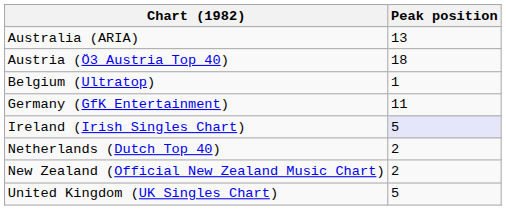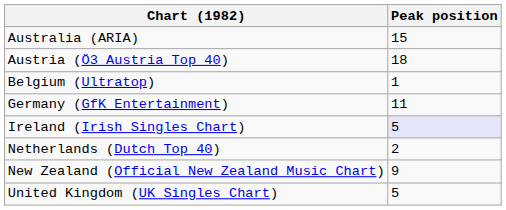(399, 38) 13 -> (399, 38) 15
(395, 171) 2 -> (395, 171) 9
